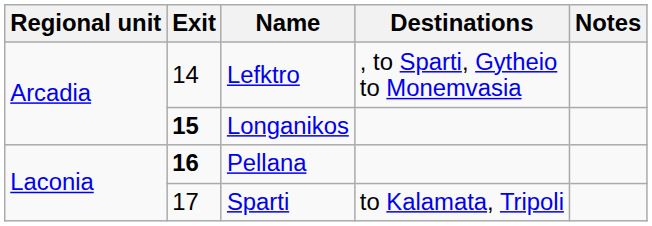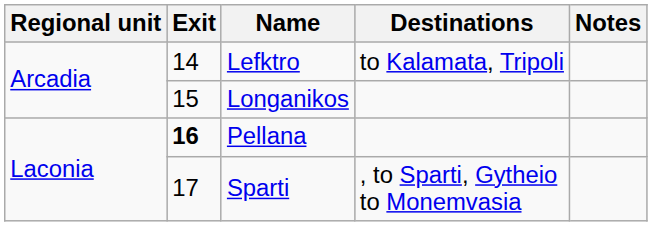(459, 74) , to Sparti, Gytheio to Monemvasia -> (462, 61) to Kalamata, Tripoli
(185, 125) bold -> (185, 99) normal
(462, 201) to Kalamata, Tripoli -> (459, 188) , to Sparti, Gytheio to Monemvasia
